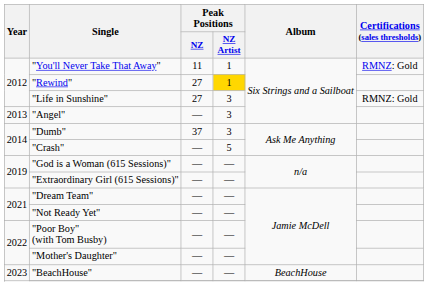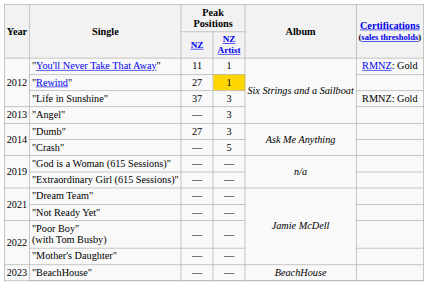(197, 98) 27 -> (197, 98) 37
(197, 131) 37 -> (197, 131) 27
